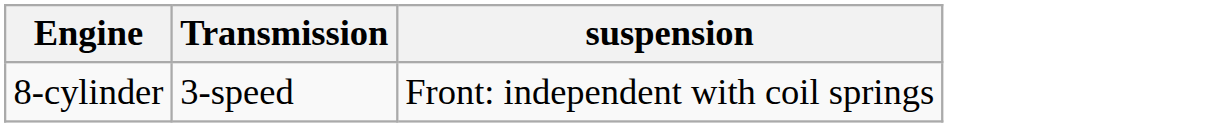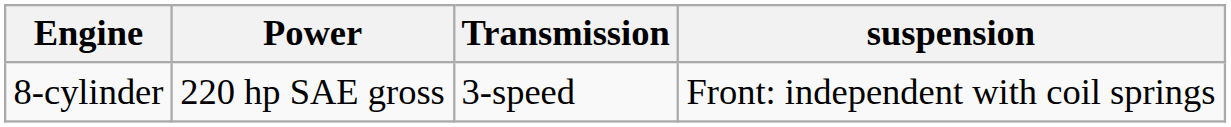+ column: (313, 33)
